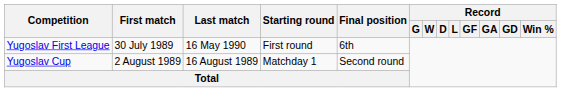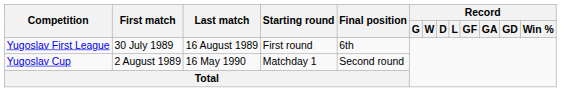(216, 45) 16 May 1990 -> (222, 45) 16 August 1989
(222, 62) 16 August 1989 -> (216, 62) 16 May 1990
